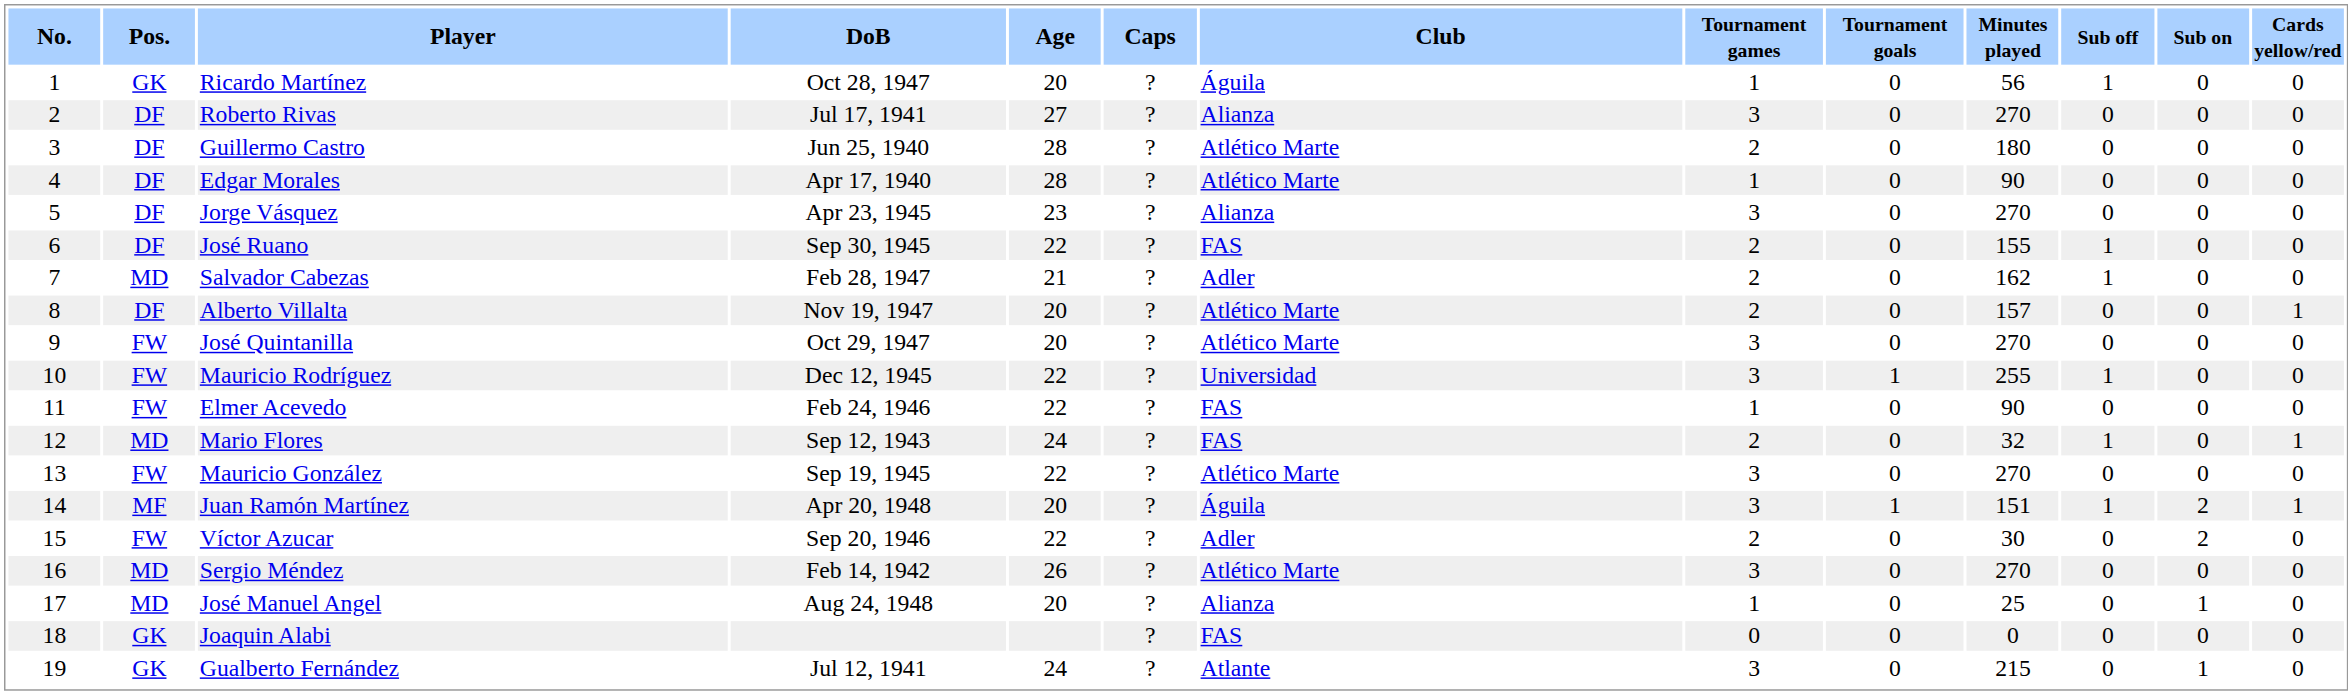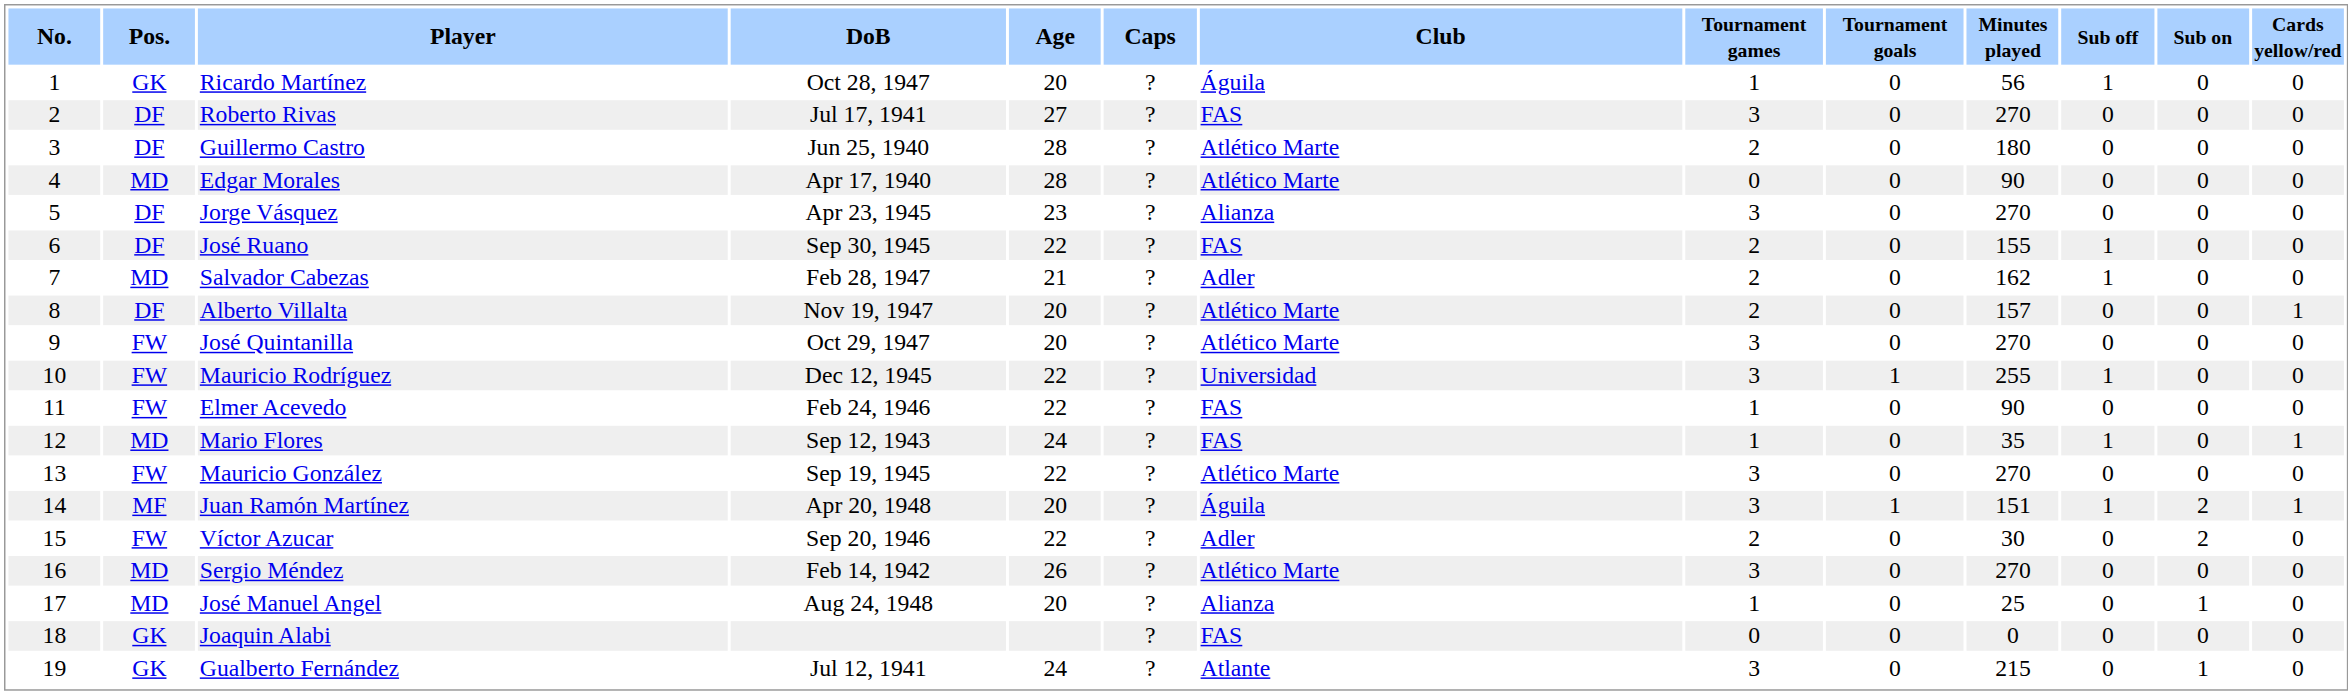(1237, 114) Alianza -> (1221, 114) FAS
(149, 179) DF -> (149, 179) MD
(1754, 179) 1 -> (1754, 179) 0
(1754, 440) 2 -> (1754, 440) 1
(2013, 440) 32 -> (2013, 440) 35
